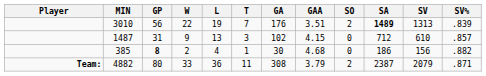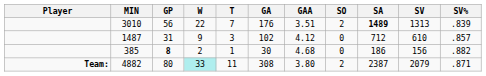- column: (217, 11)
(315, 38) 4.15 -> (305, 38) 4.12
(187, 64) no background -> (200, 64) paleturquoise background
(315, 64) 3.79 -> (305, 64) 3.80
